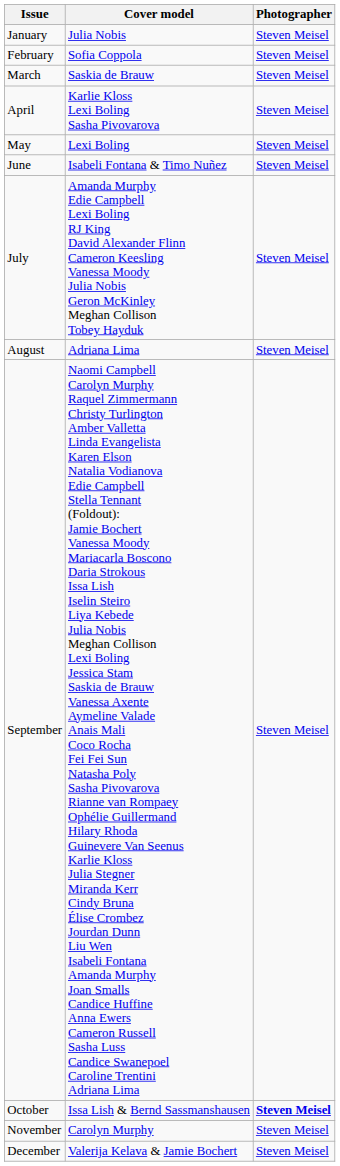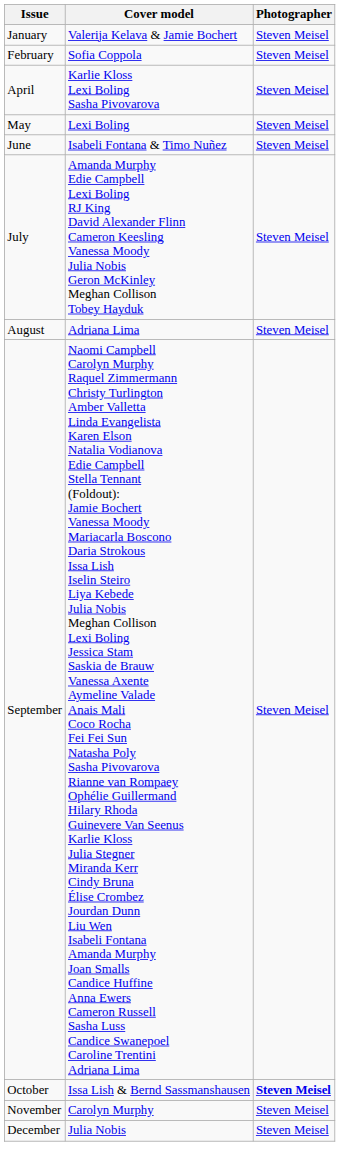(97, 34) Julia Nobis -> (153, 34) Valerija Kelava & Jamie Bochert
- row: (24, 75)
(153, 1151) Valerija Kelava & Jamie Bochert -> (97, 1130) Julia Nobis
